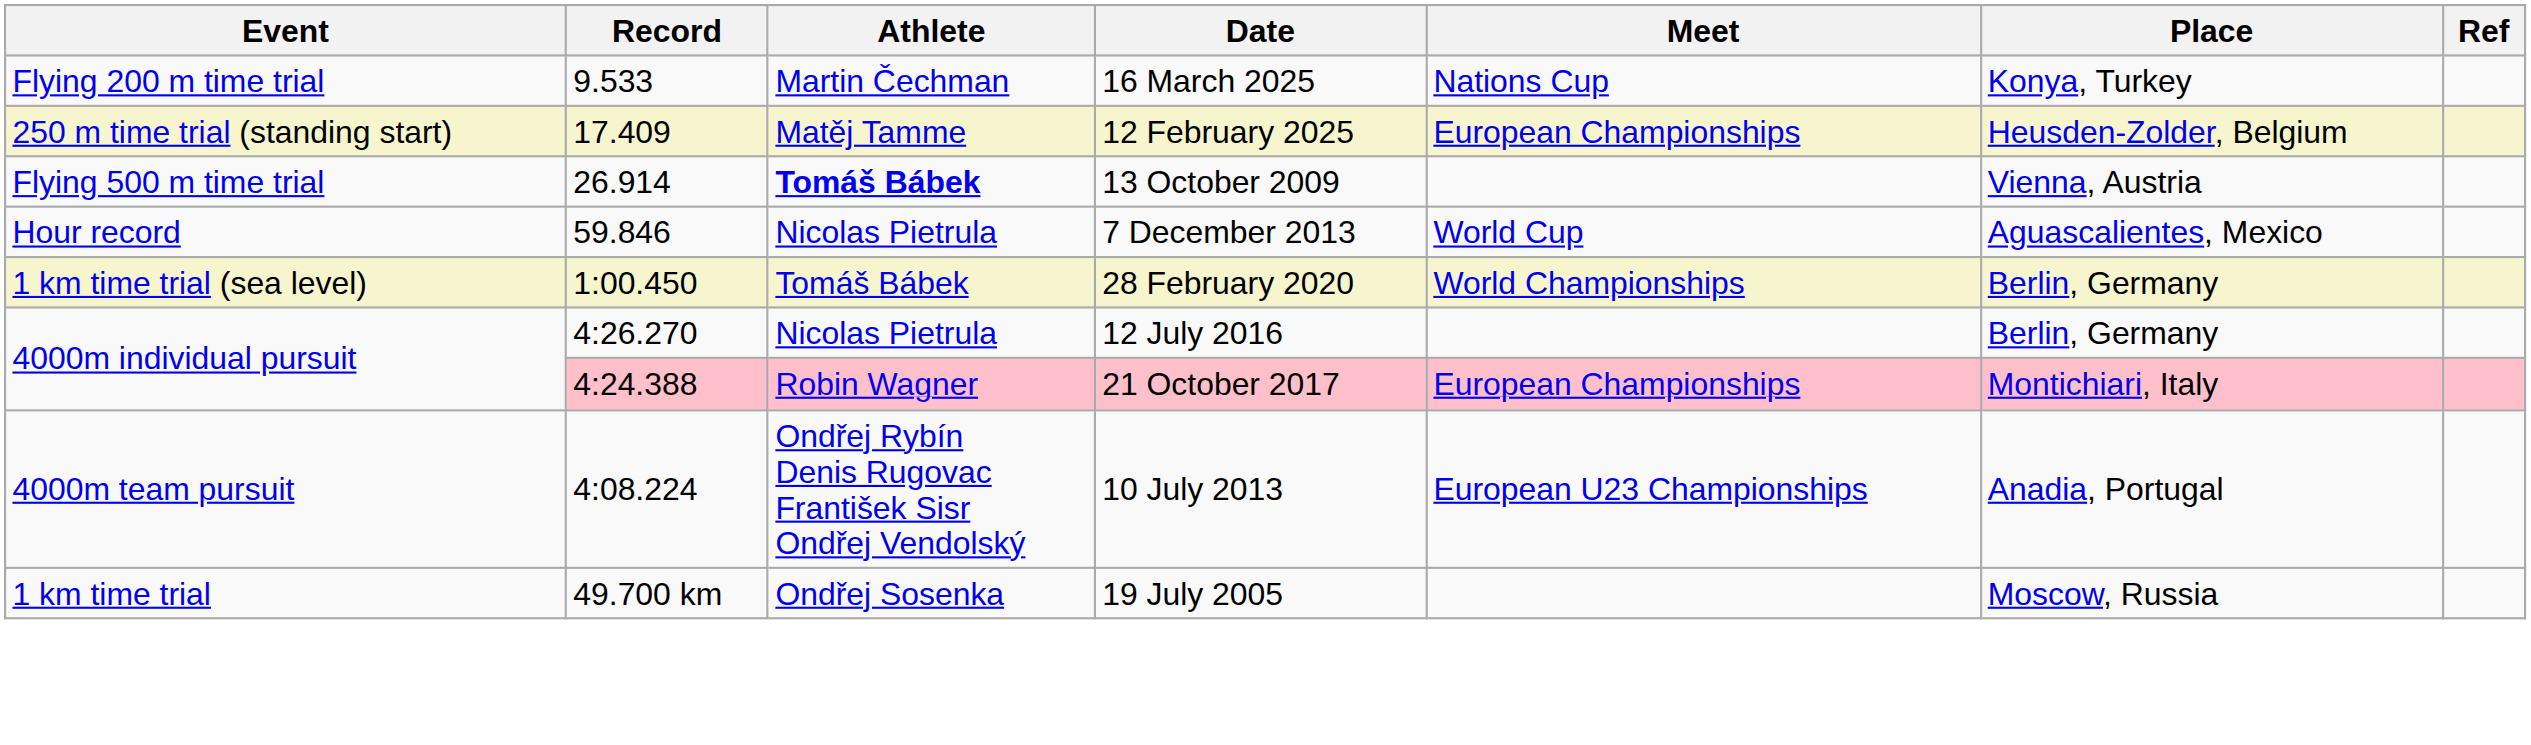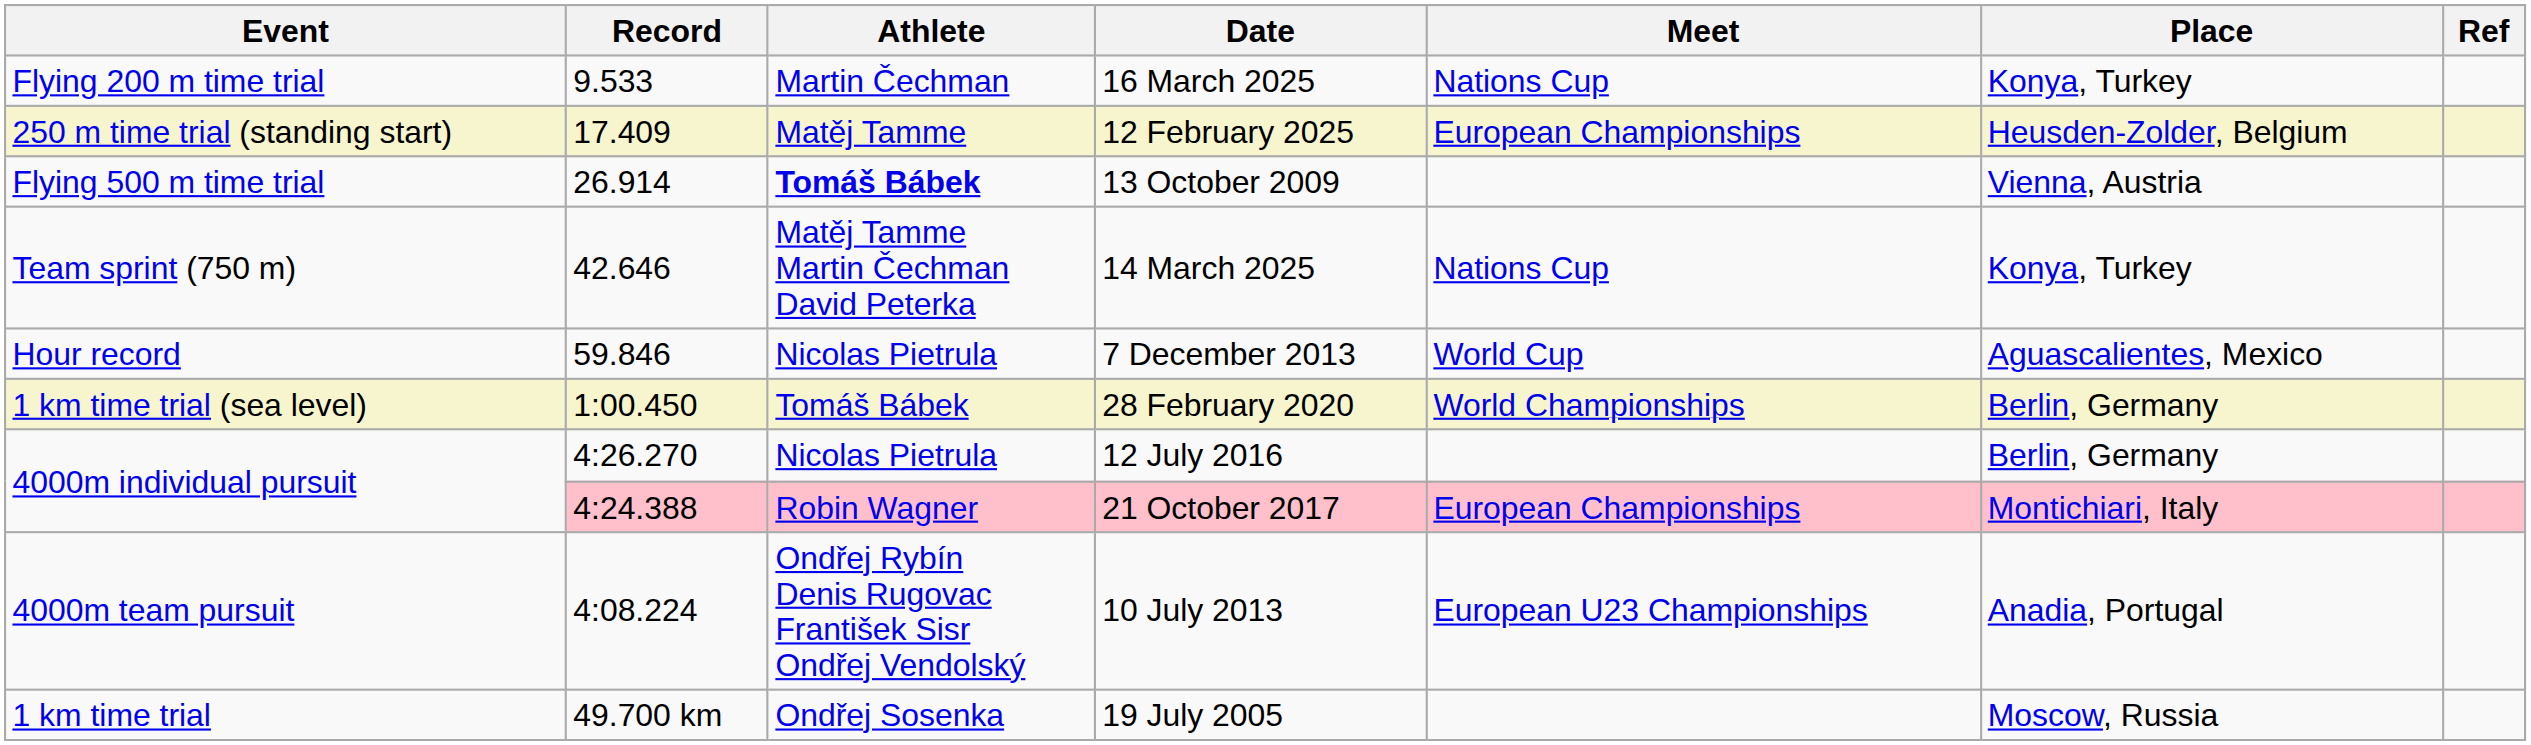+ row: (1209, 268)
